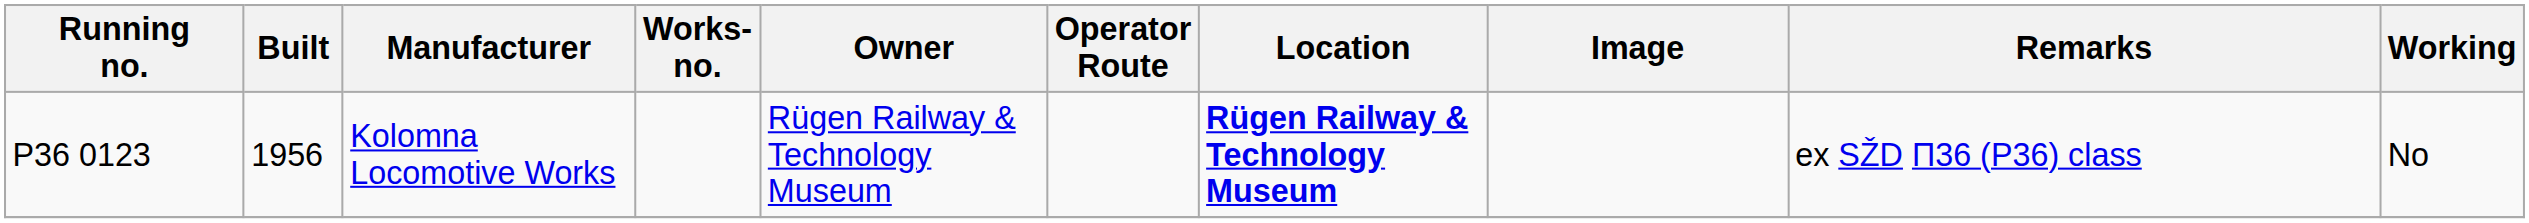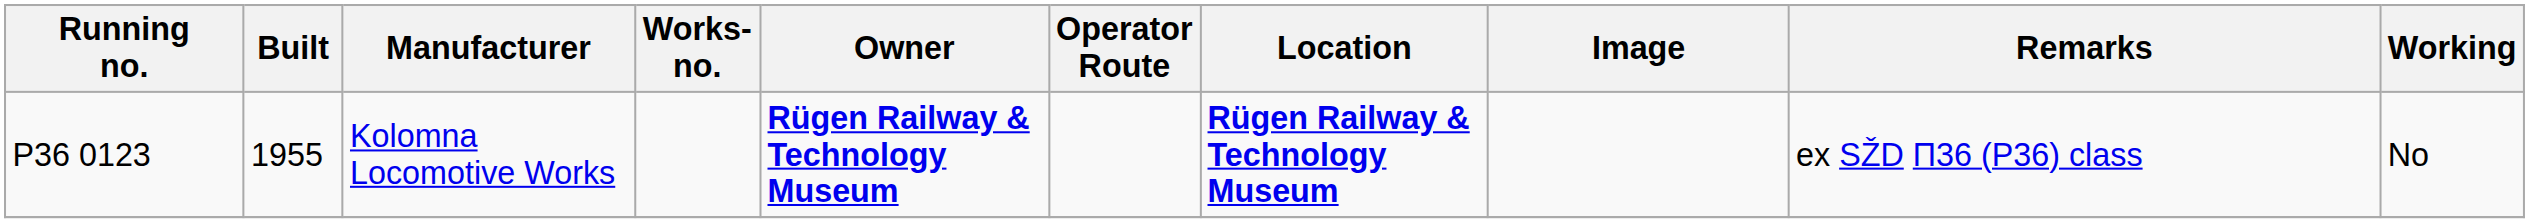(287, 154) 1956 -> (287, 154) 1955
(892, 154) normal -> (899, 154) bold
